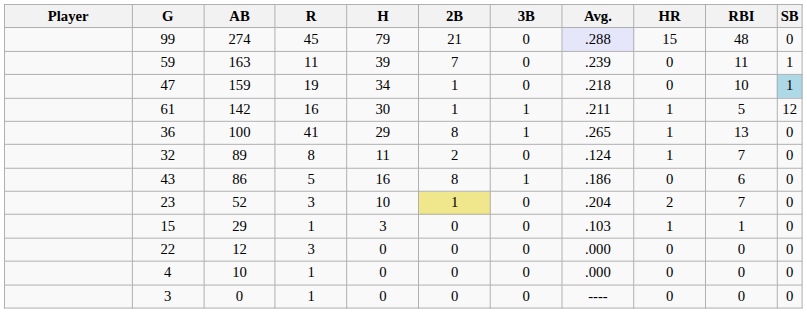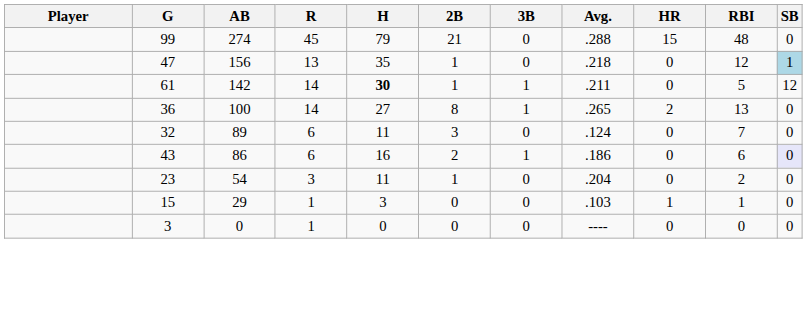(598, 39) lavender background -> (598, 39) no background
- row: (168, 62)
(239, 86) 159 -> (239, 62) 156
(311, 86) 19 -> (311, 62) 13
(383, 86) 34 -> (383, 62) 35
(741, 86) 10 -> (741, 62) 12
(311, 109) 16 -> (311, 86) 14
(383, 109) normal -> (383, 86) bold
(670, 109) 1 -> (670, 86) 0
(311, 132) 41 -> (311, 109) 14
(383, 132) 29 -> (383, 109) 27
(670, 132) 1 -> (670, 109) 2
(311, 156) 8 -> (311, 132) 6
(455, 156) 2 -> (455, 132) 3
(670, 156) 1 -> (670, 132) 0
(311, 179) 5 -> (311, 156) 6
(455, 179) 8 -> (455, 156) 2
(790, 179) no background -> (790, 156) lavender background
(239, 202) 52 -> (239, 179) 54
(383, 202) 10 -> (383, 179) 11
(455, 202) khaki background -> (455, 179) no background
(670, 202) 2 -> (670, 179) 0
(741, 202) 7 -> (741, 179) 2
- row: (168, 249)
- row: (168, 272)
